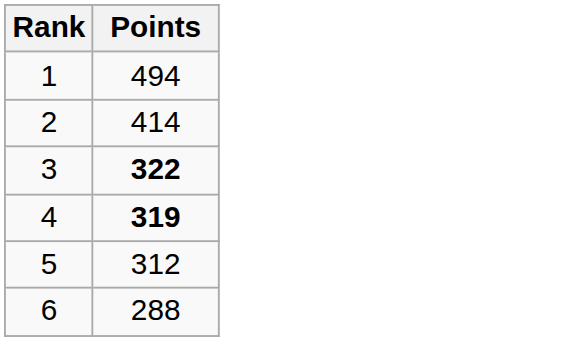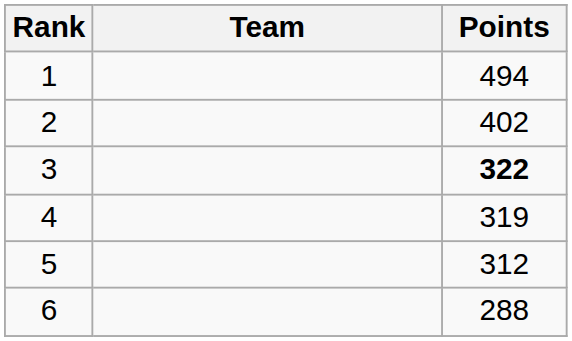+ column: (267, 28)
(156, 122) 414 -> (504, 122) 402
(156, 216) bold -> (504, 216) normal
